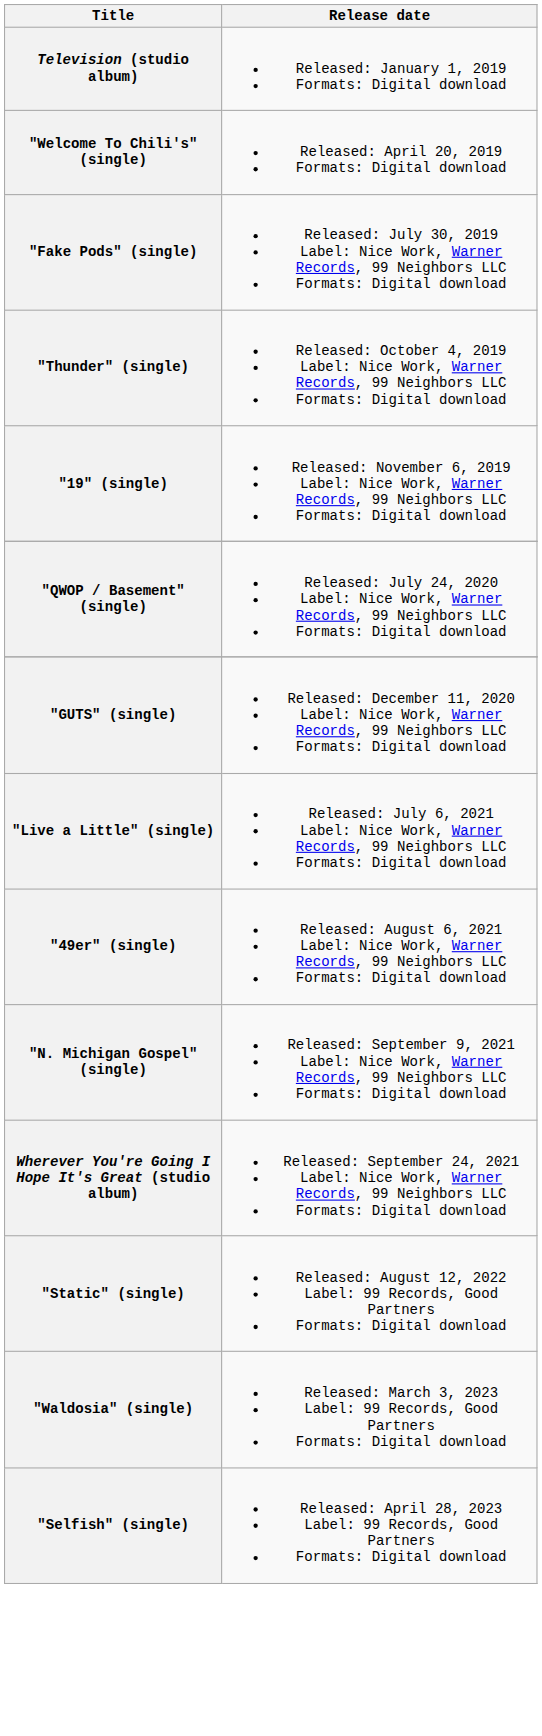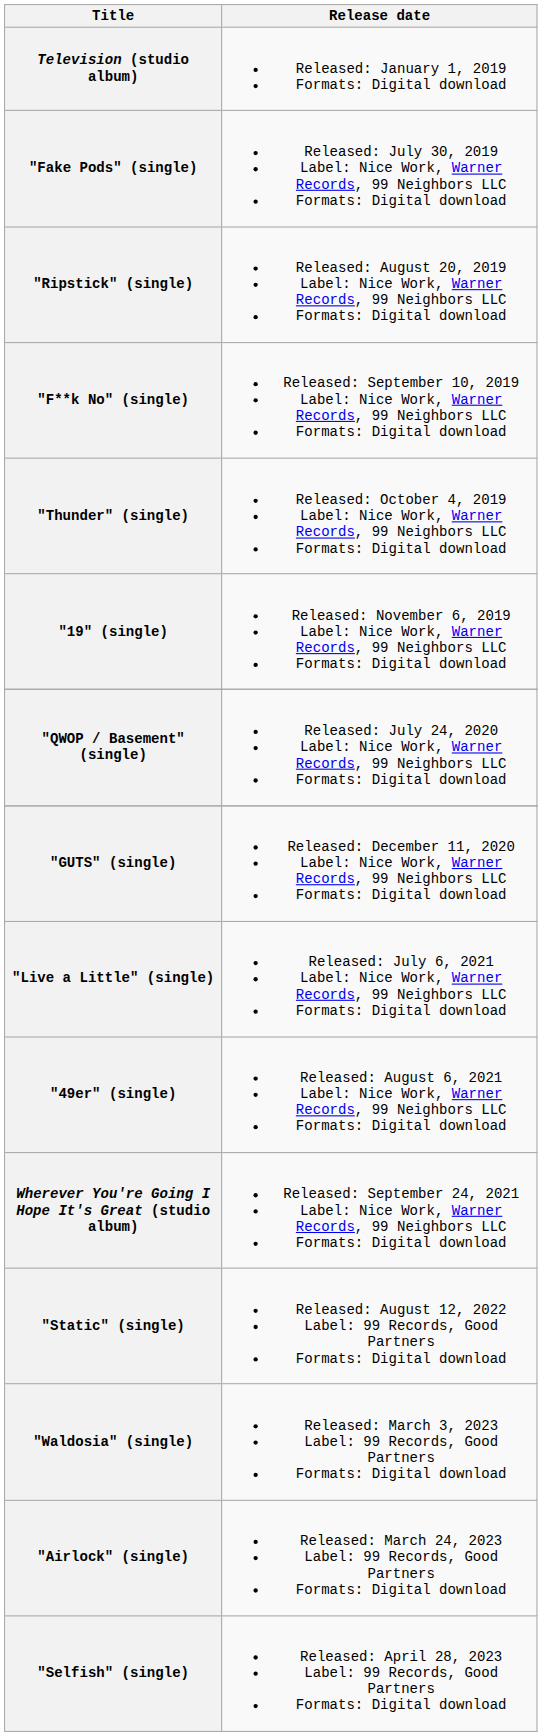- row: (113, 152)
+ row: (113, 284)
+ row: (113, 400)
- row: (113, 1062)
+ row: (113, 1558)
